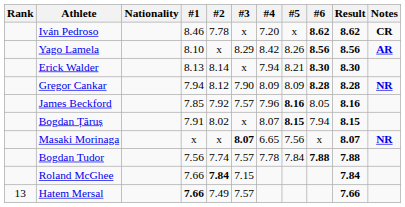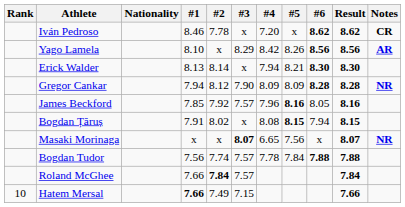(269, 121) 8.07 -> (269, 121) 8.08
(244, 175) 7.15 -> (244, 175) 7.57
(20, 193) 13 -> (20, 193) 10
(244, 193) 7.57 -> (244, 193) 7.15
